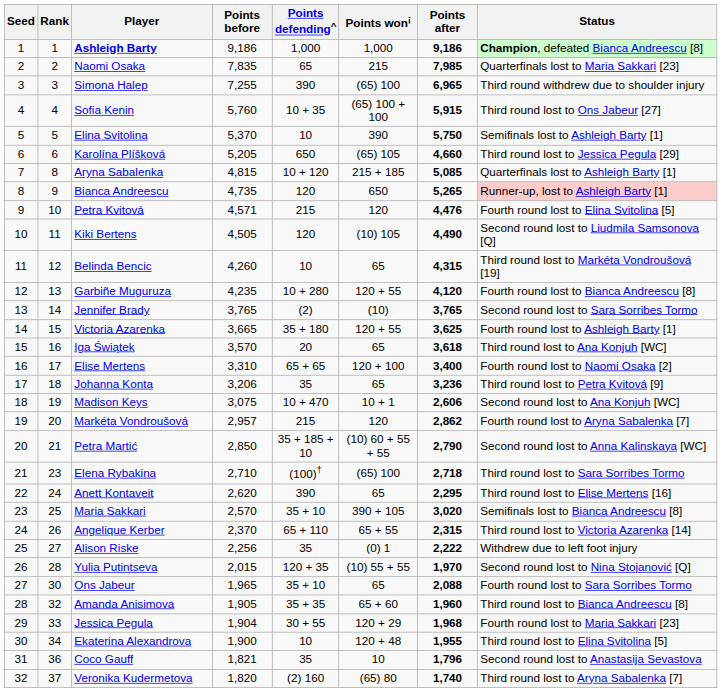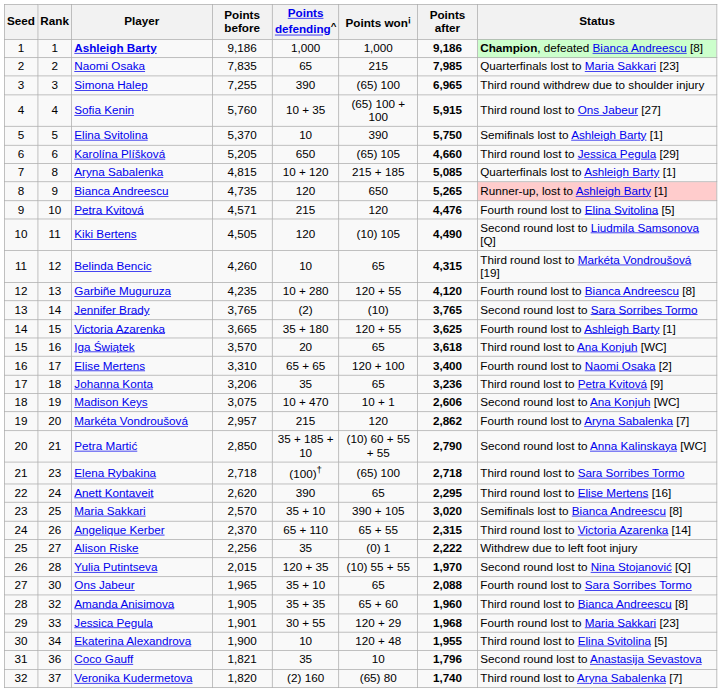(242, 473) 2,710 -> (242, 473) 2,718
(242, 622) 1,904 -> (242, 622) 1,901
